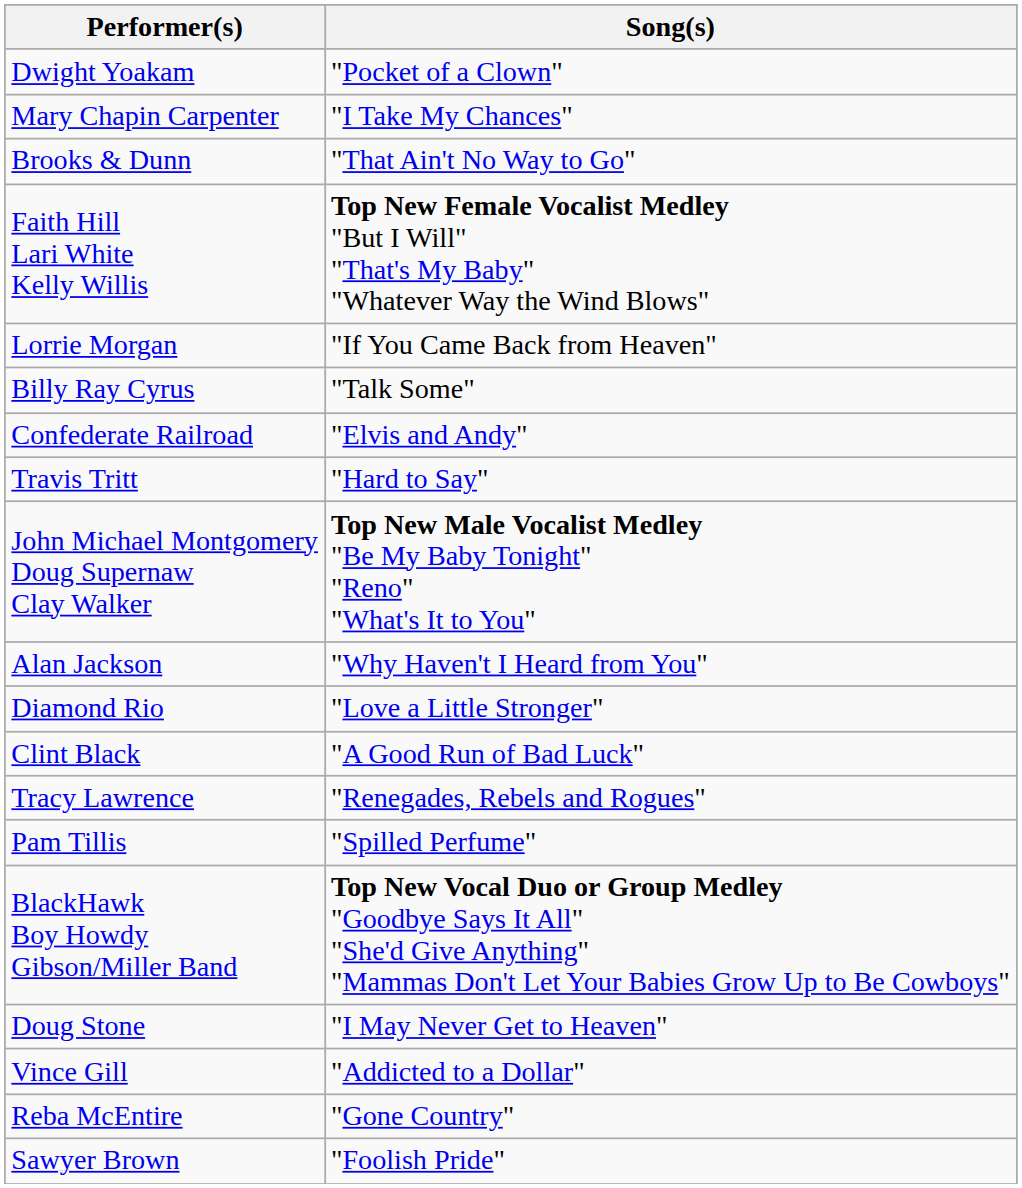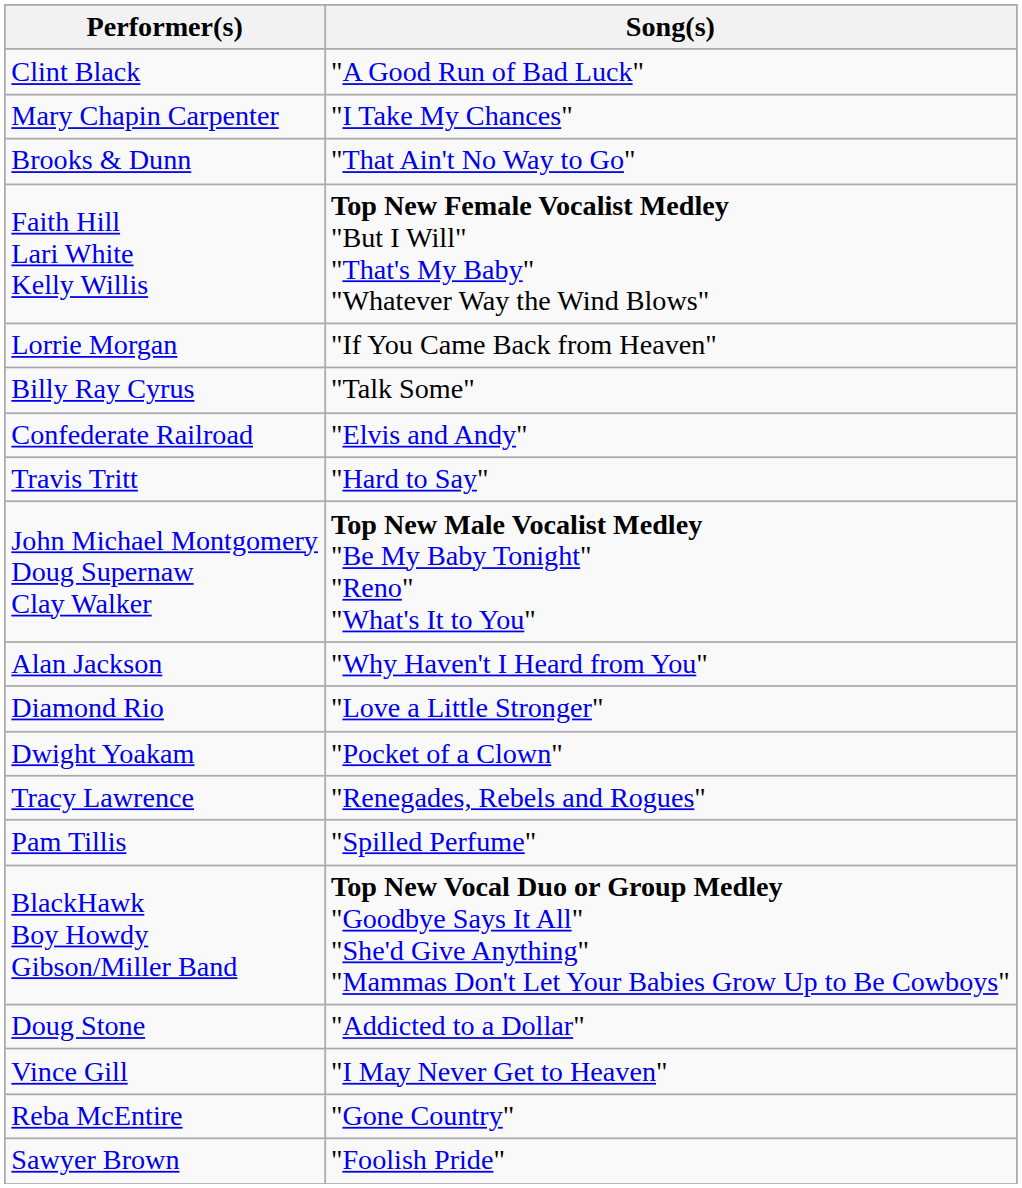rows swapped: (76, 752) <-> (103, 71)
(499, 1026) "I May Never Get to Heaven" -> (458, 1026) "Addicted to a Dollar"
(458, 1071) "Addicted to a Dollar" -> (499, 1071) "I May Never Get to Heaven"
